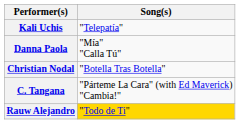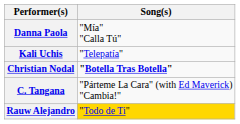rows swapped: (41, 27) <-> (41, 48)
(123, 69) normal -> (126, 69) bold
